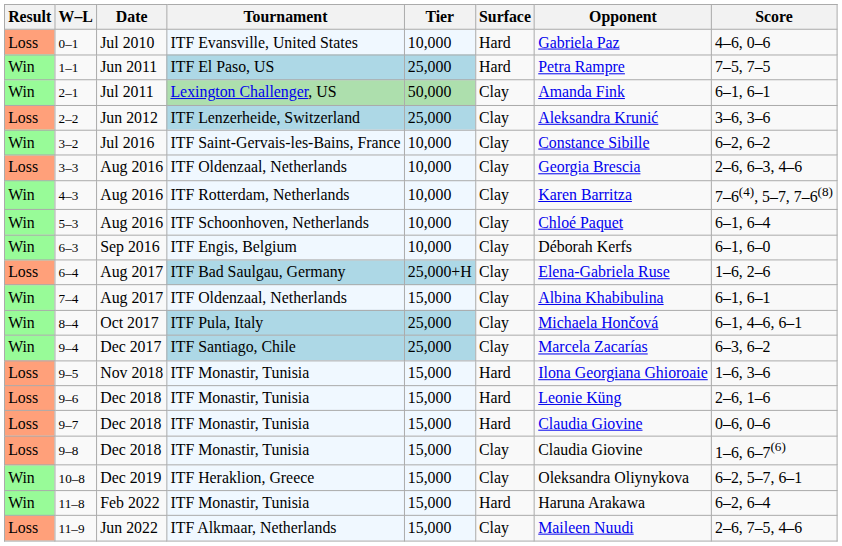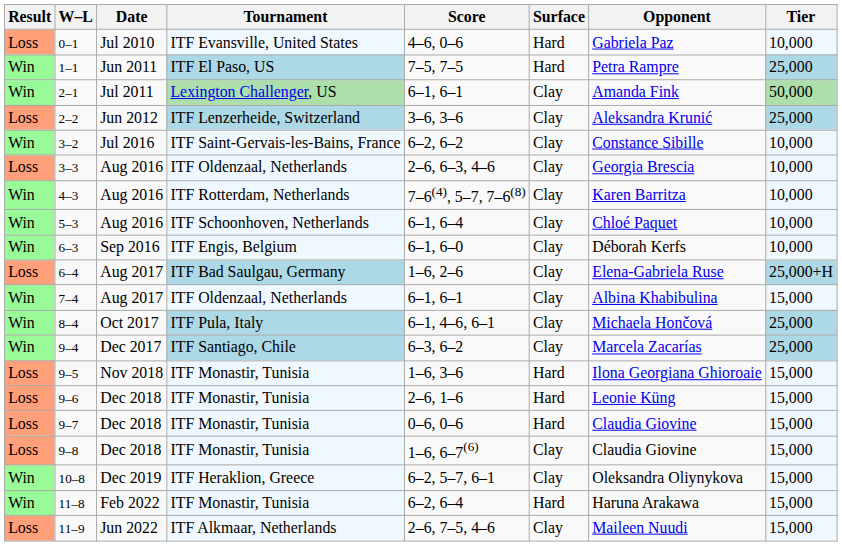columns swapped: (440, 17) <-> (774, 17)
